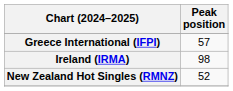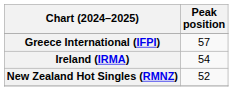(204, 59) 98 -> (204, 59) 54
